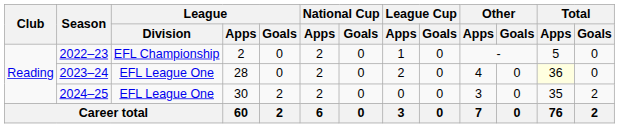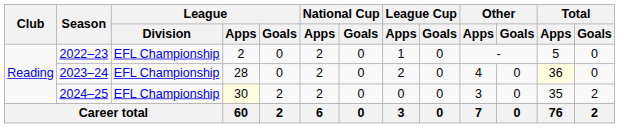(167, 73) EFL League One -> (167, 73) EFL Championship
(167, 93) EFL League One -> (167, 93) EFL Championship
(241, 93) no background -> (241, 93) lightyellow background
